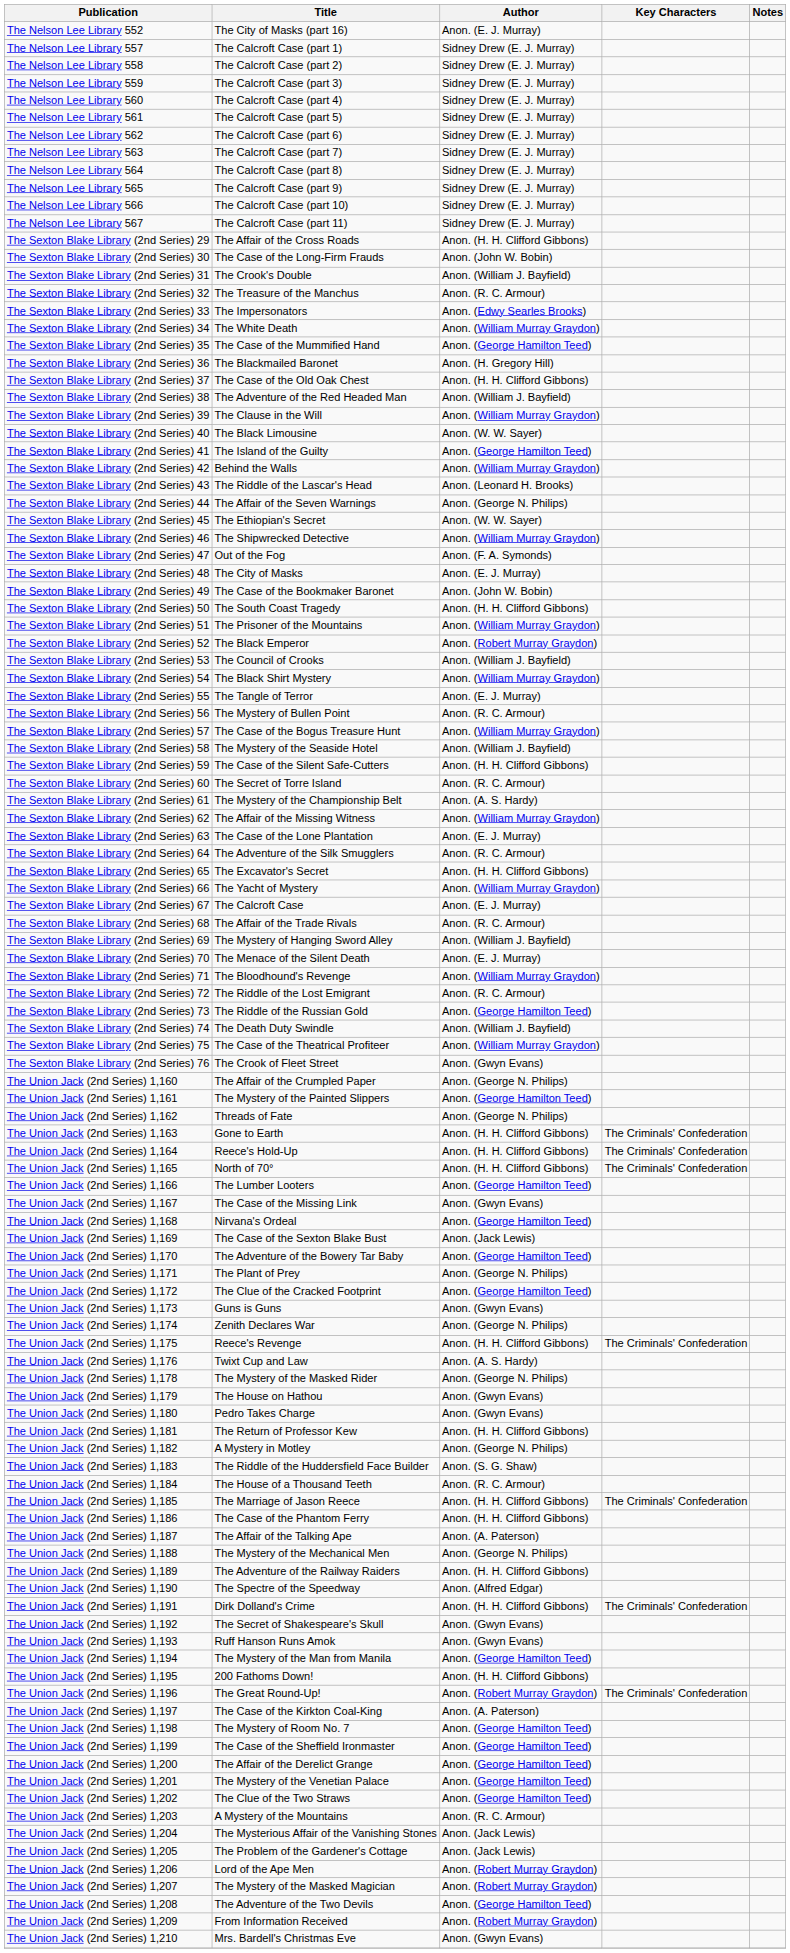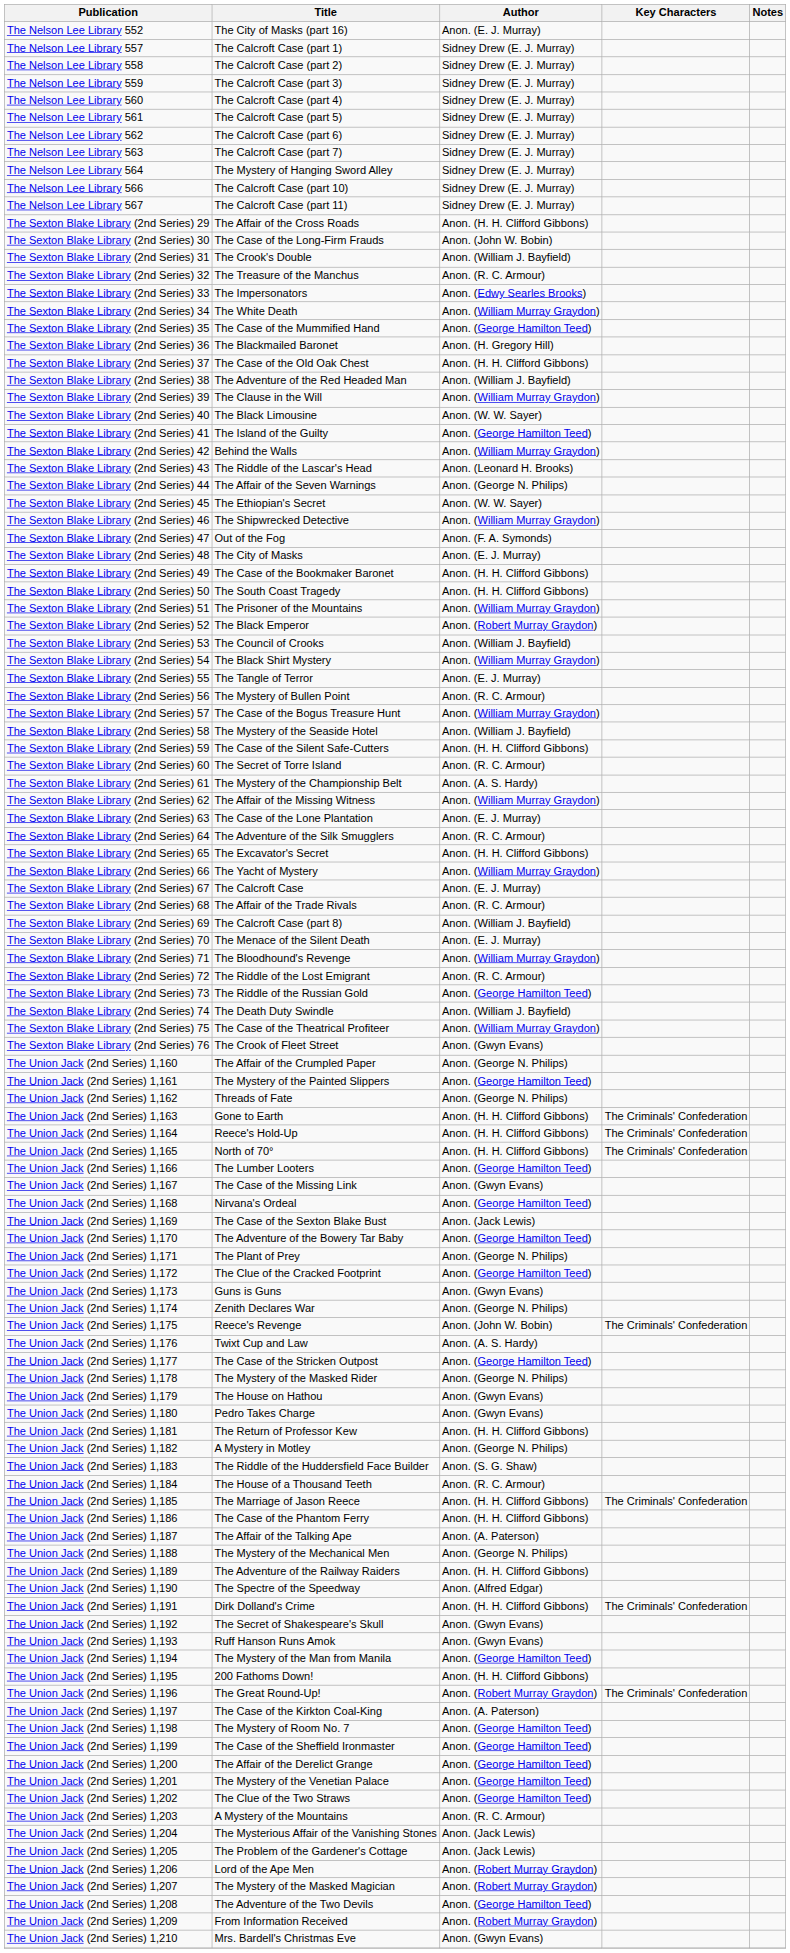(278, 170) The Calcroft Case (part 8) -> (303, 170) The Mystery of Hanging Sword Alley
- row: (75, 188)
(497, 591) Anon. (John W. Bobin) -> (515, 573) Anon. (H. H. Clifford Gibbons)
(303, 941) The Mystery of Hanging Sword Alley -> (278, 923) The Calcroft Case (part 8)
(515, 1343) Anon. (H. H. Clifford Gibbons) -> (497, 1326) Anon. (John W. Bobin)
+ row: (92, 1361)
